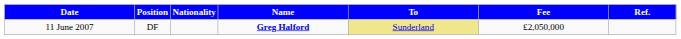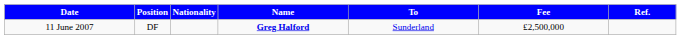(413, 27) khaki background -> (413, 27) no background
(544, 27) £2,050,000 -> (544, 27) £2,500,000
